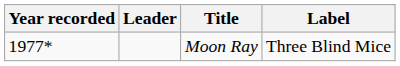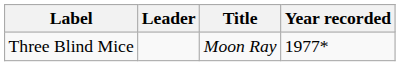columns swapped: (62, 18) <-> (328, 18)
